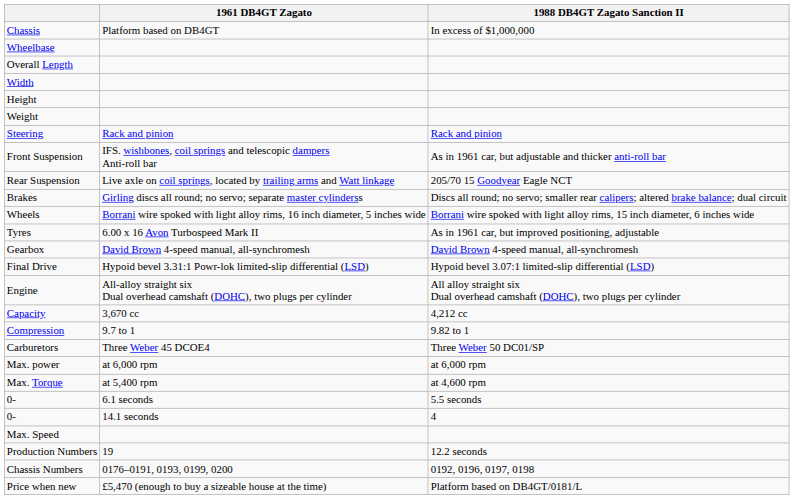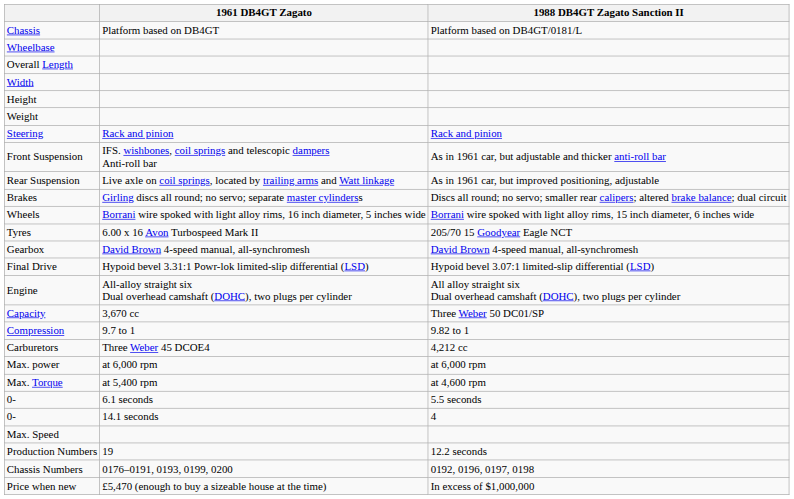(483, 30) In excess of $1,000,000 -> (506, 30) Platform based on DB4GT/0181/L
(501, 180) 205/70 15 Goodyear Eagle NCT -> (545, 180) As in 1961 car, but improved positioning, adjustable
(545, 232) As in 1961 car, but improved positioning, adjustable -> (501, 232) 205/70 15 Goodyear Eagle NCT
(449, 313) 4,212 cc -> (487, 313) Three Weber 50 DC01/SP
(487, 348) Three Weber 50 DC01/SP -> (449, 348) 4,212 cc
(506, 486) Platform based on DB4GT/0181/L -> (483, 486) In excess of $1,000,000
